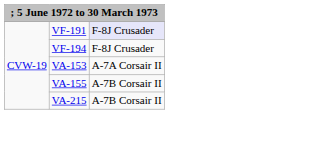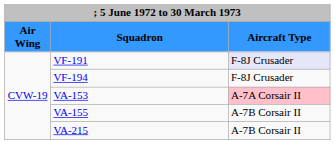+ row: (140, 36)
(127, 65) no background -> (266, 95) pink background
